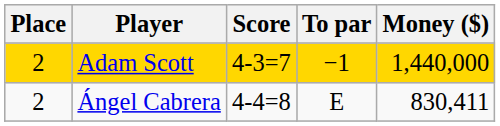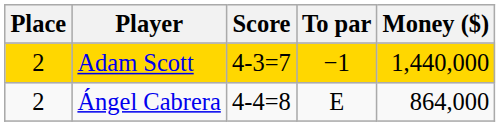(450, 101) 830,411 -> (449, 101) 864,000
